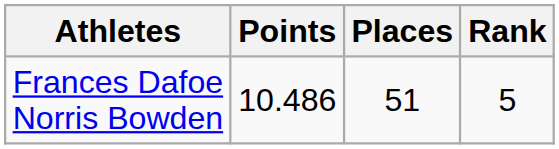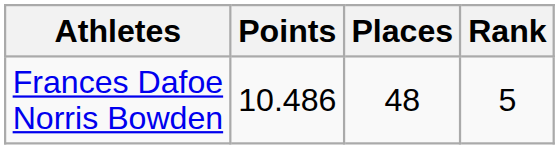(402, 99) 51 -> (402, 99) 48
